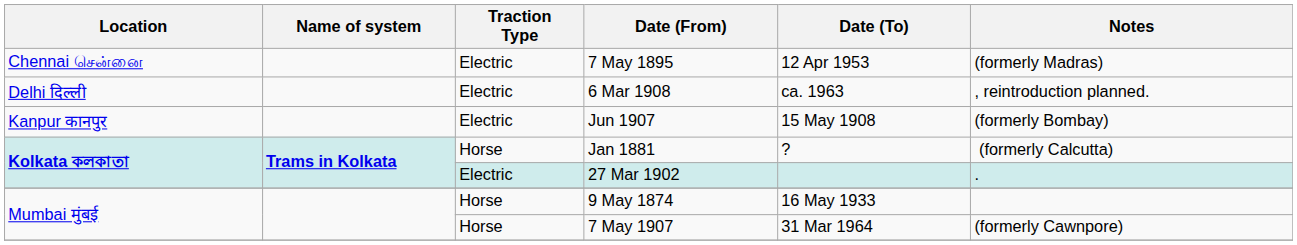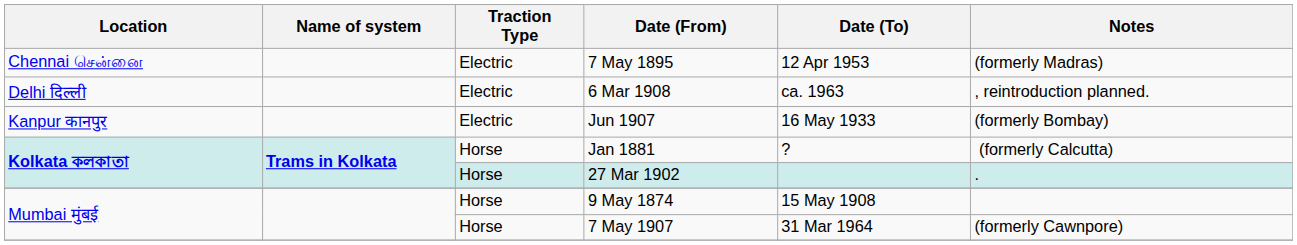(828, 121) 15 May 1908 -> (828, 121) 16 May 1933
(486, 175) Electric -> (481, 175) Horse
(828, 201) 16 May 1933 -> (828, 201) 15 May 1908
